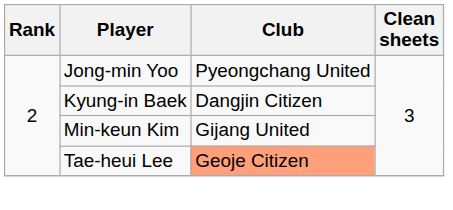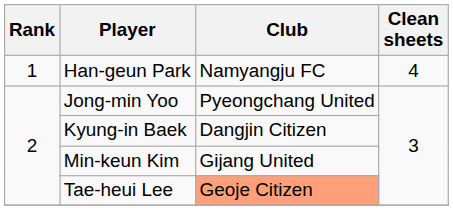+ row: (127, 70)
